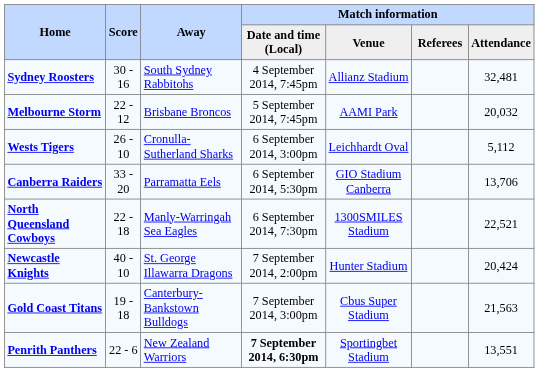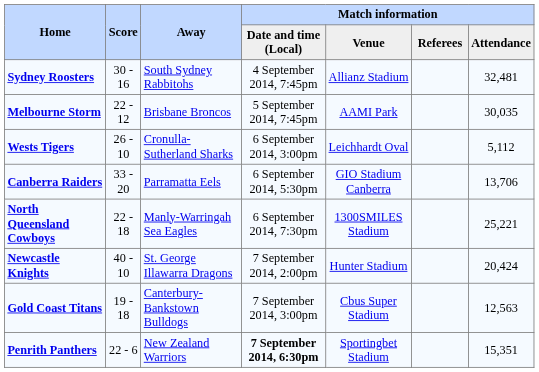(501, 112) 20,032 -> (501, 112) 30,035
(501, 223) 22,521 -> (501, 223) 25,221
(501, 307) 21,563 -> (501, 307) 12,563
(501, 350) 13,551 -> (501, 350) 15,351
